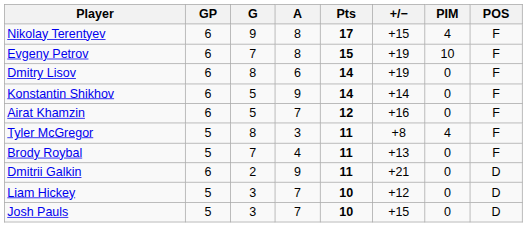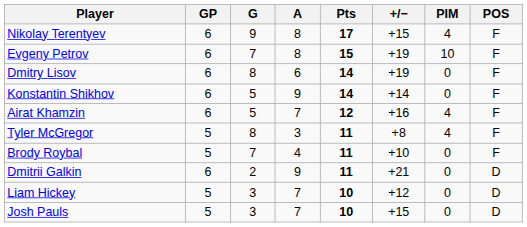(447, 113) 0 -> (447, 113) 4
(399, 152) +13 -> (399, 152) +10
